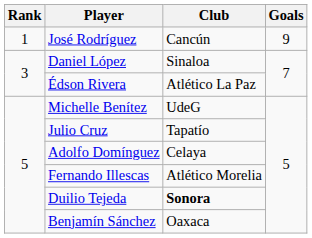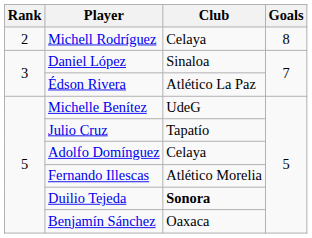- row: (92, 38)
+ row: (102, 38)
